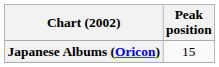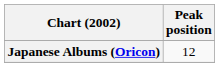(189, 51) 15 -> (189, 51) 12
